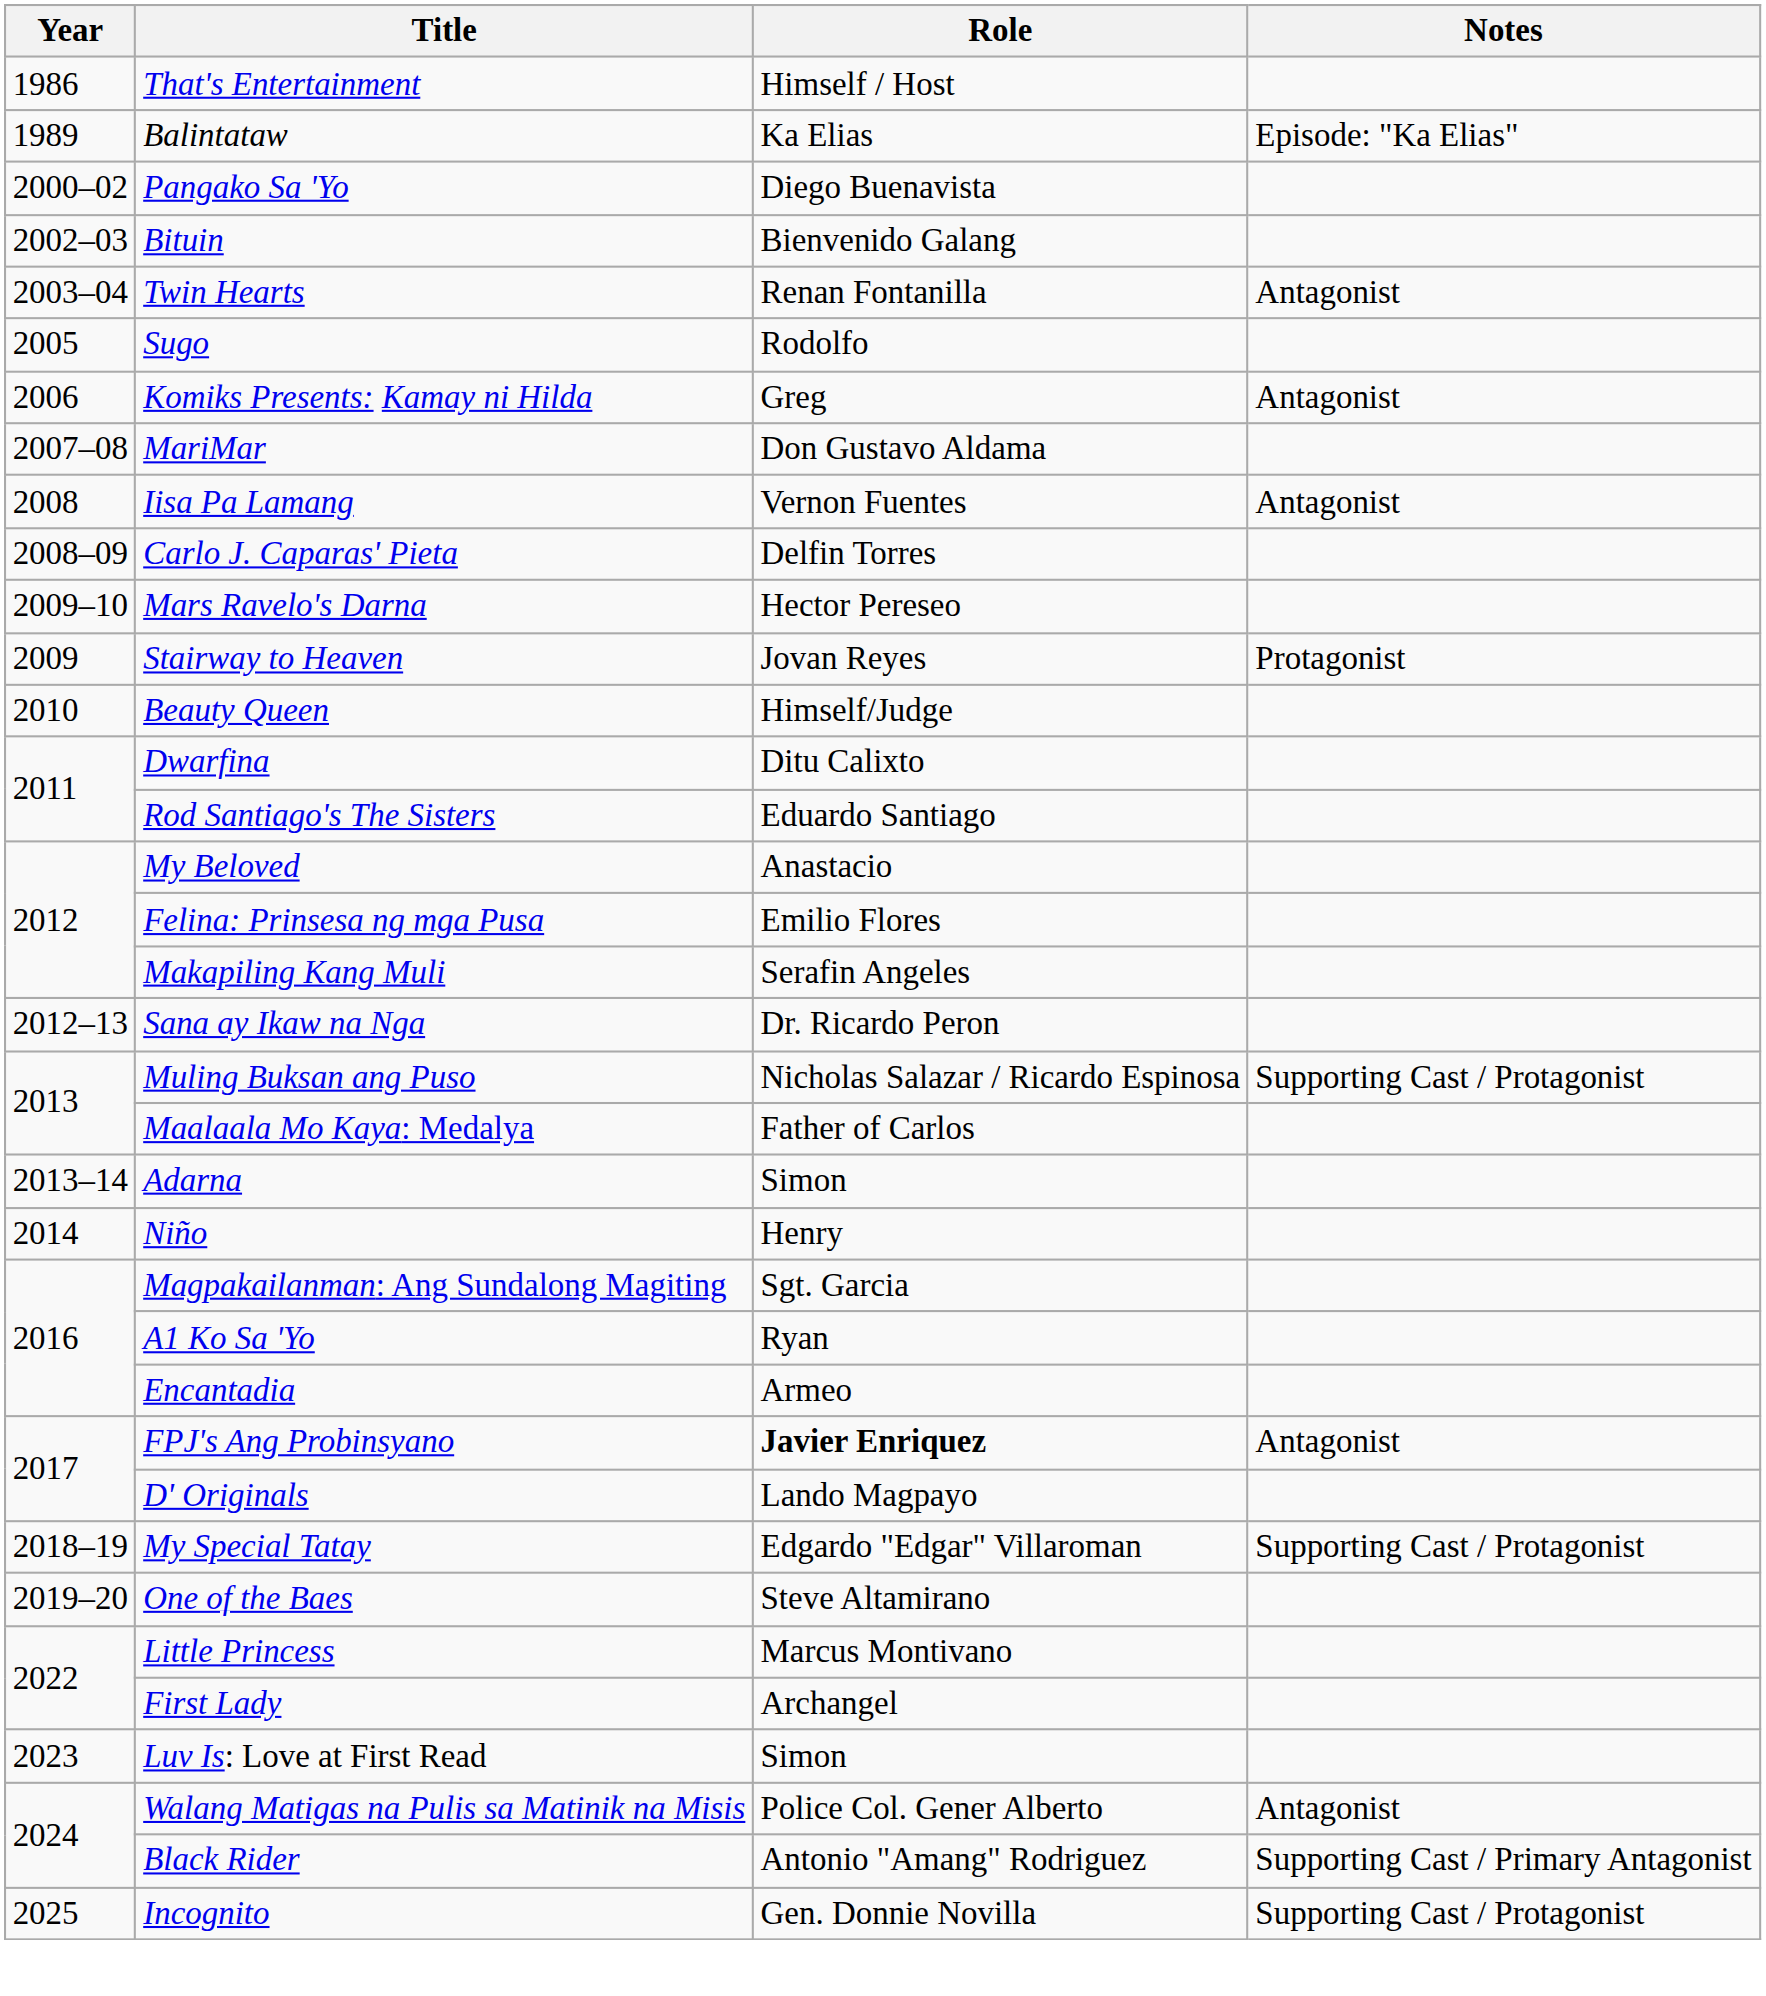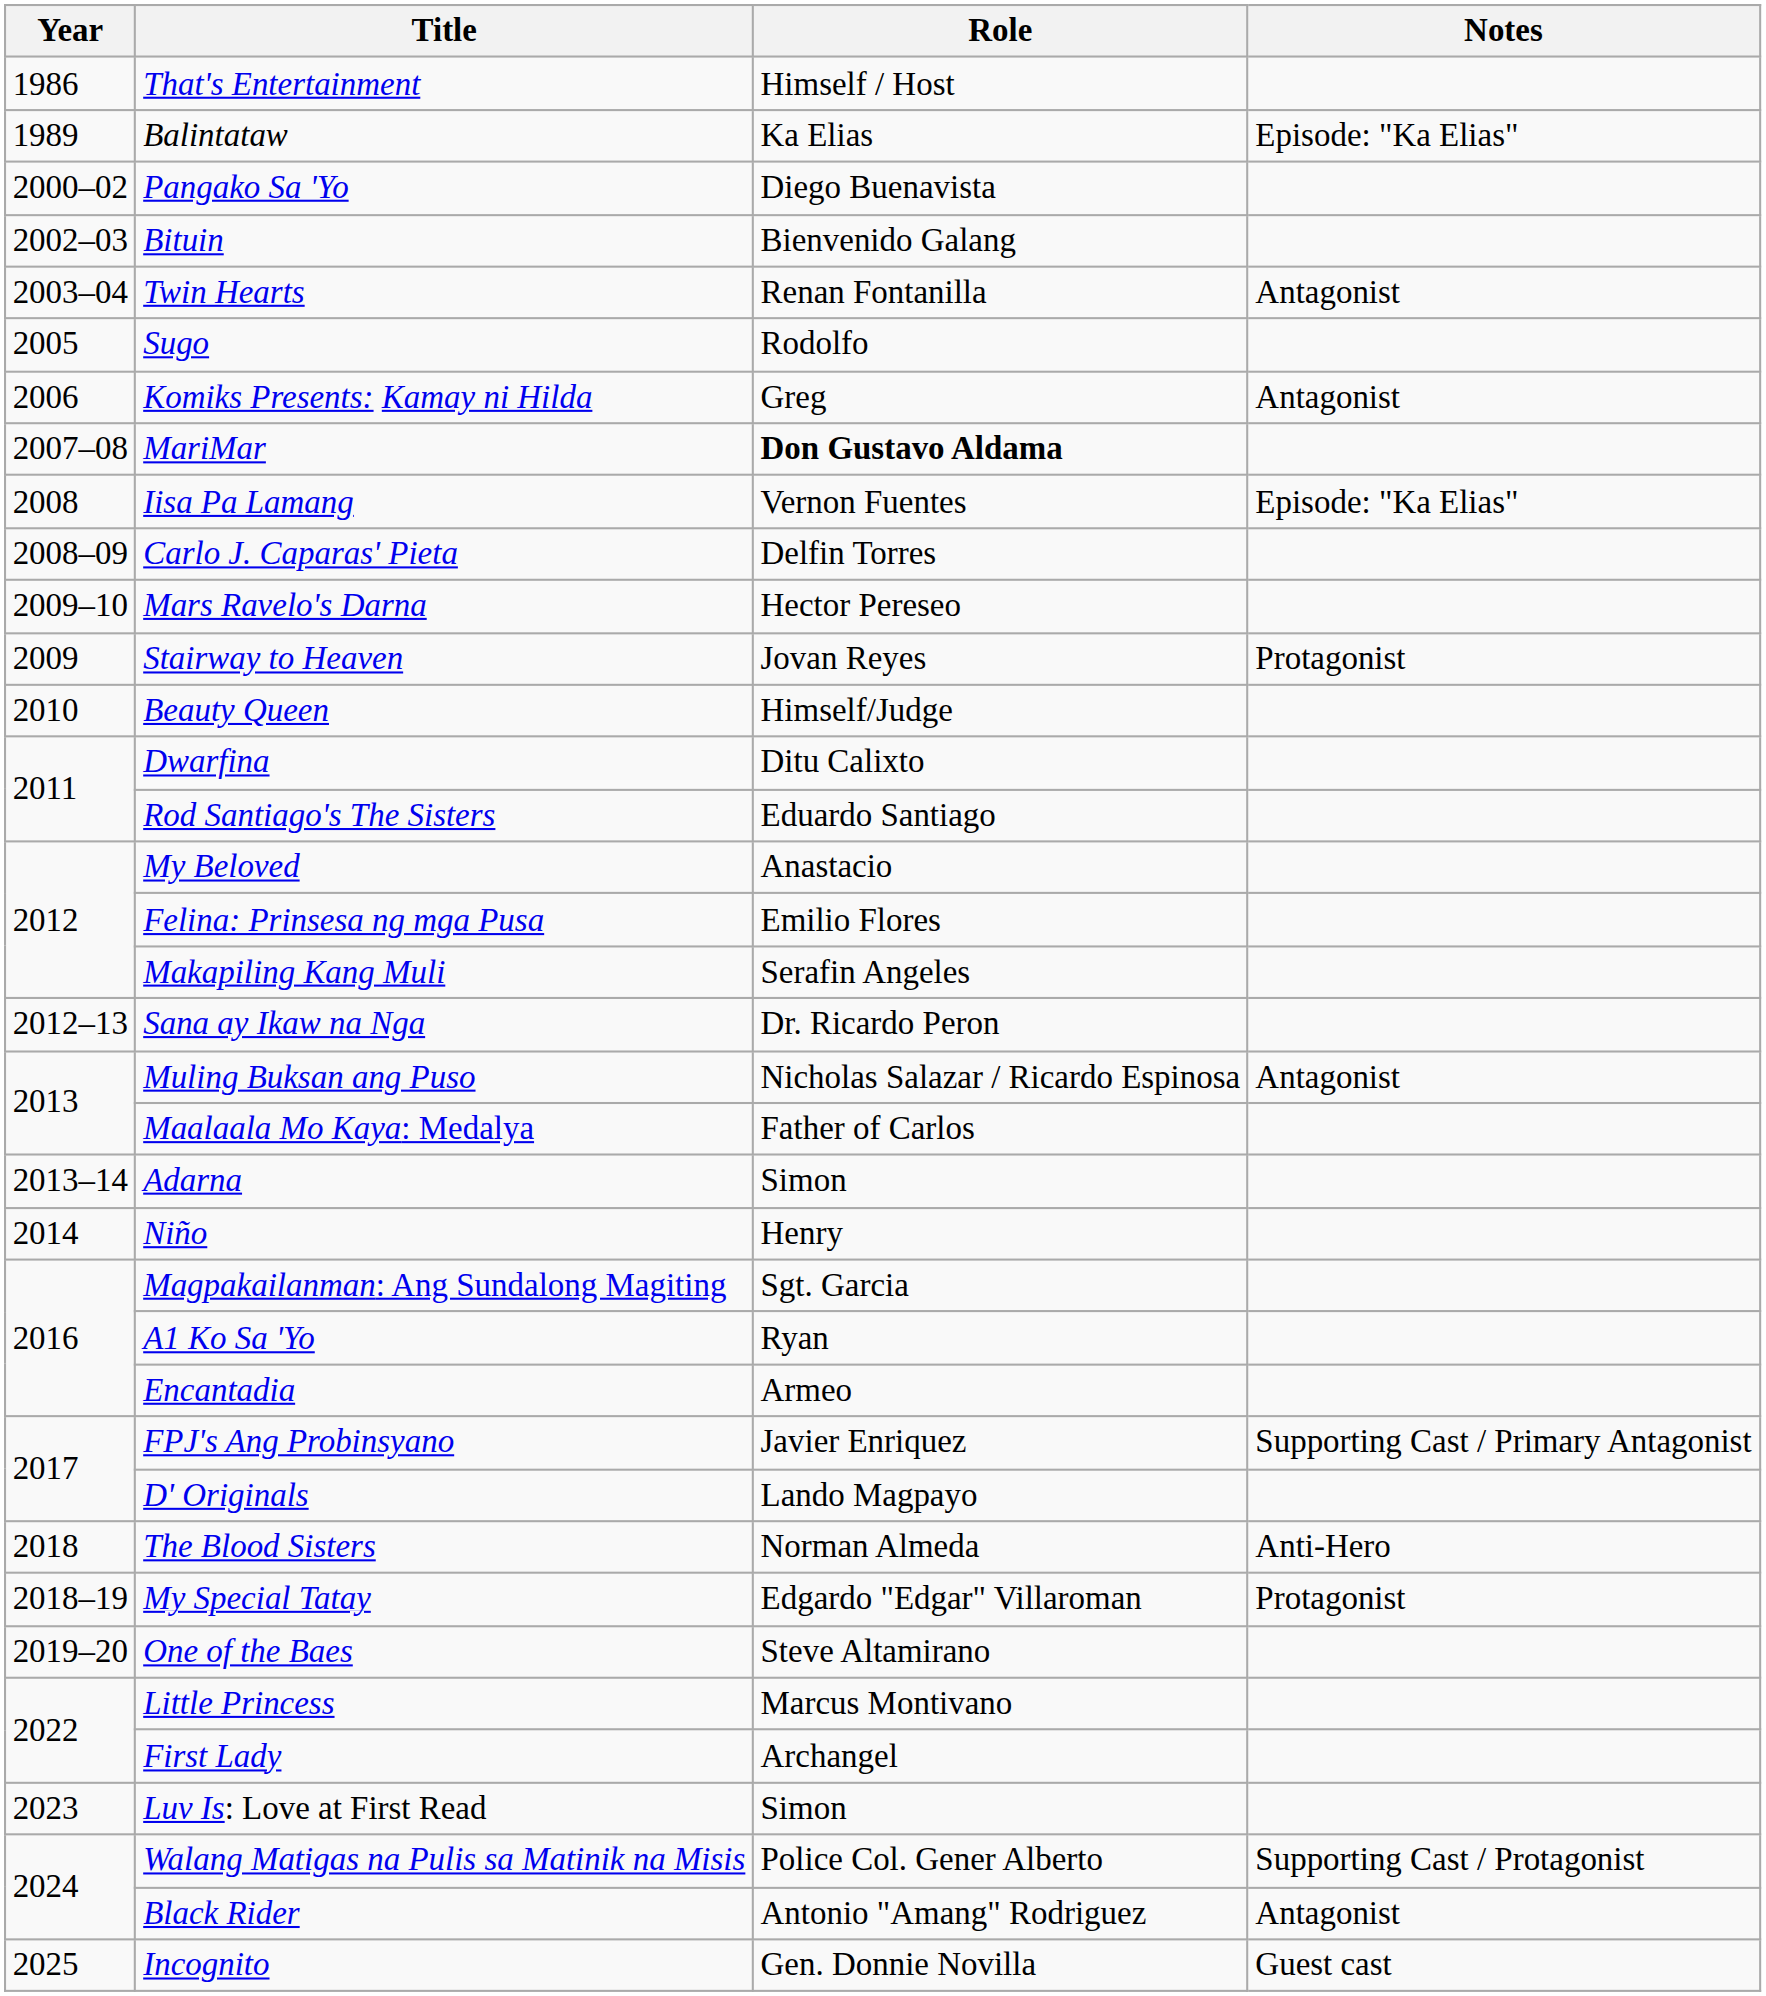(903, 448) normal -> (912, 448) bold
(1328, 501) Antagonist -> (1387, 501) Episode: "Ka Elias"
(1450, 1076) Supporting Cast / Protagonist -> (1328, 1076) Antagonist
(873, 1441) bold -> (863, 1441) normal
(1328, 1441) Antagonist -> (1503, 1441) Supporting Cast / Primary Antagonist
+ row: (259, 1546)
(1450, 1546) Supporting Cast / Protagonist -> (1330, 1598) Protagonist
(1328, 1807) Antagonist -> (1450, 1860) Supporting Cast / Protagonist
(1503, 1860) Supporting Cast / Primary Antagonist -> (1328, 1912) Antagonist
(1450, 1912) Supporting Cast / Protagonist -> (1324, 1964) Guest cast
